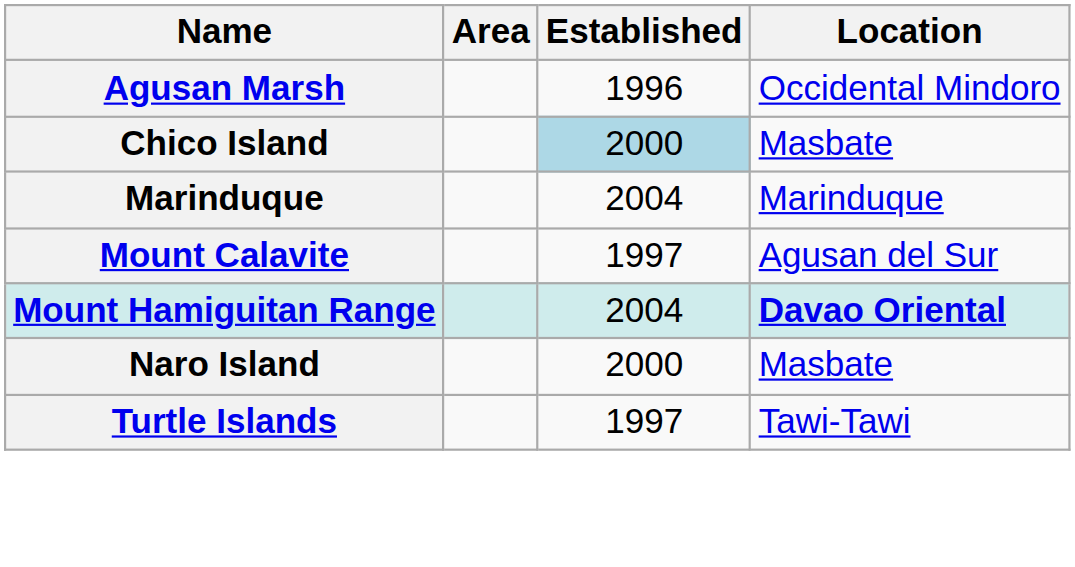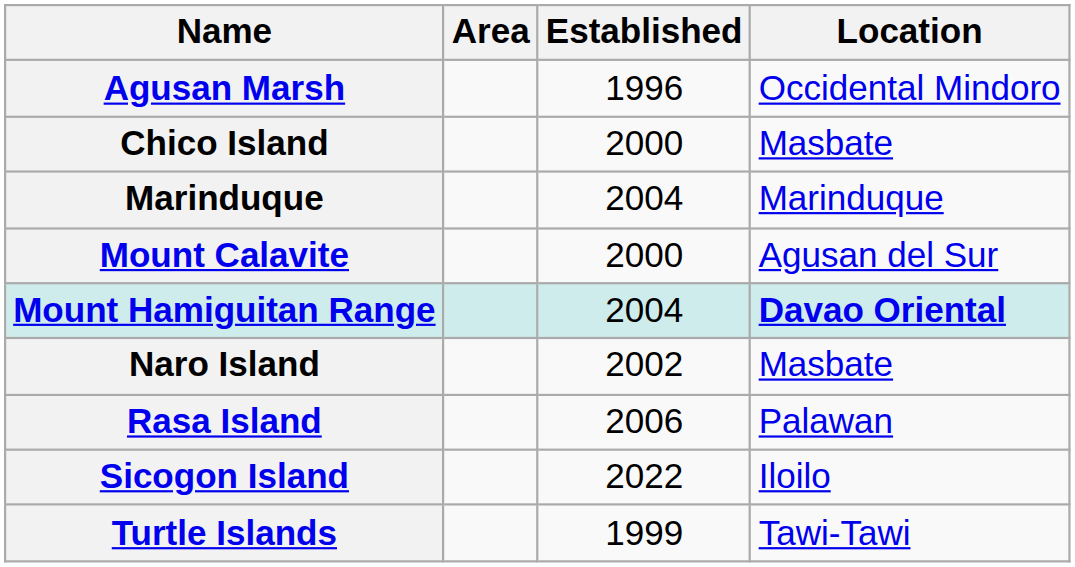(644, 143) lightblue background -> (644, 143) no background
(644, 254) 1997 -> (644, 254) 2000
(644, 365) 2000 -> (644, 365) 2002
+ row: (224, 421)
+ row: (224, 476)
(644, 421) 1997 -> (644, 532) 1999
